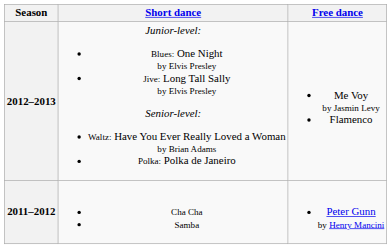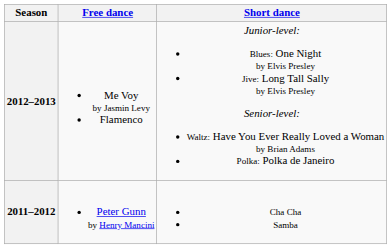columns swapped: (173, 13) <-> (337, 13)
